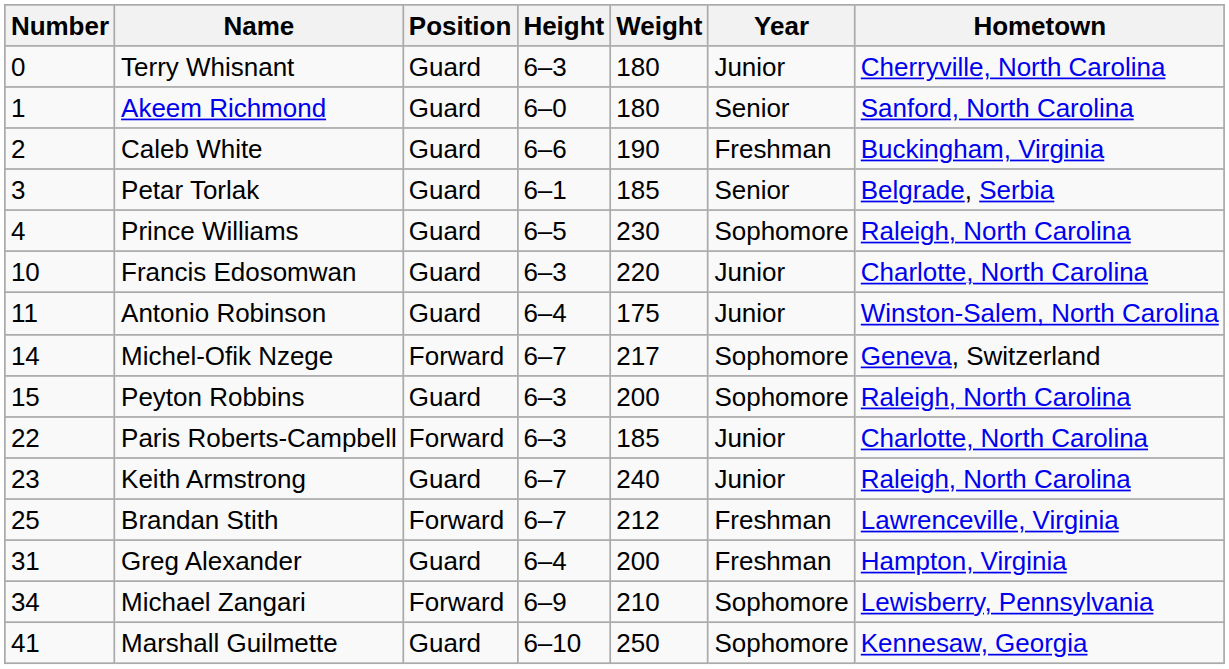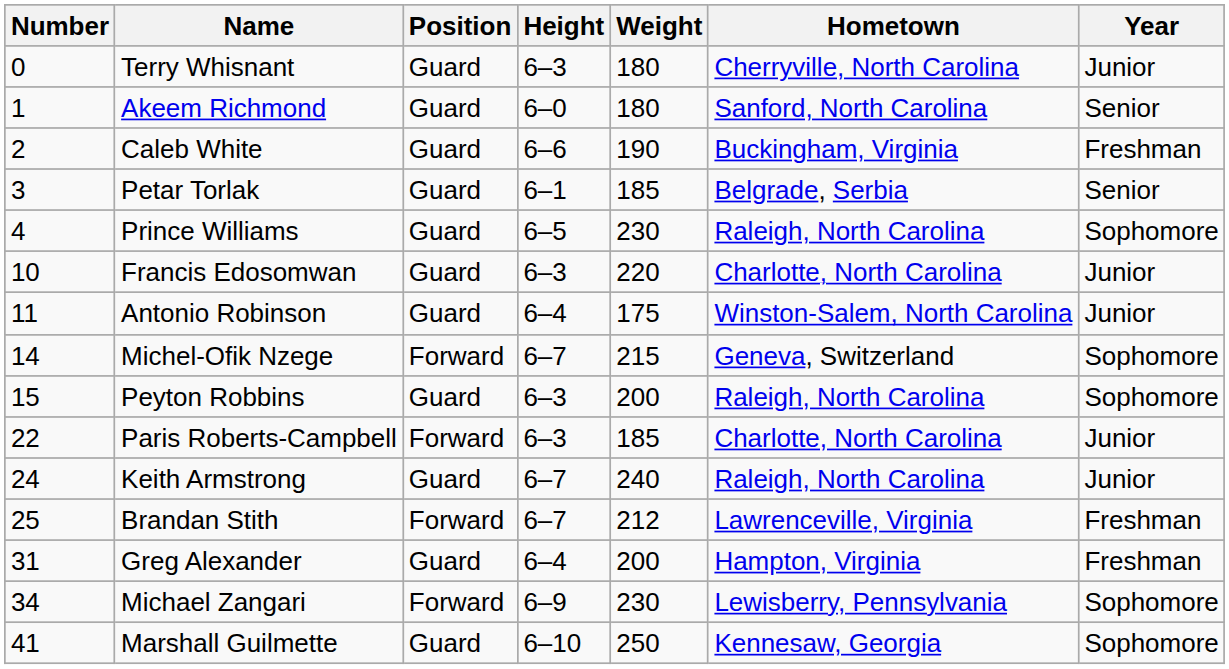columns swapped: (782, 26) <-> (1040, 26)
(638, 355) 217 -> (638, 355) 215
(25, 478) 23 -> (25, 478) 24
(638, 602) 210 -> (638, 602) 230
